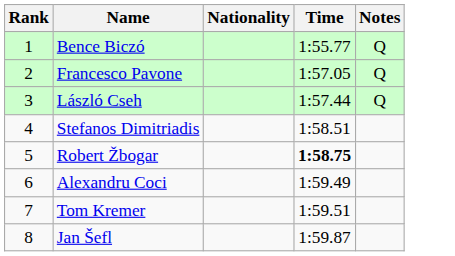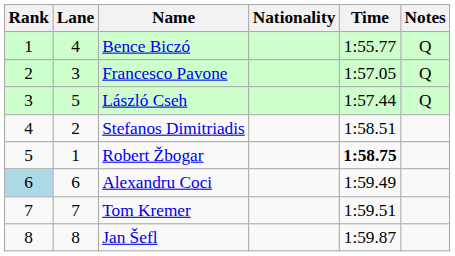+ column: (76, 18)
(29, 182) no background -> (29, 182) lightblue background
